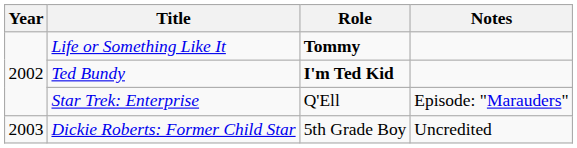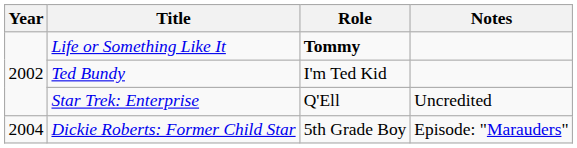(349, 73) bold -> (345, 73) normal
(491, 101) Episode: "Marauders" -> (453, 101) Uncredited
(26, 128) 2003 -> (26, 128) 2004
(453, 128) Uncredited -> (491, 128) Episode: "Marauders"
